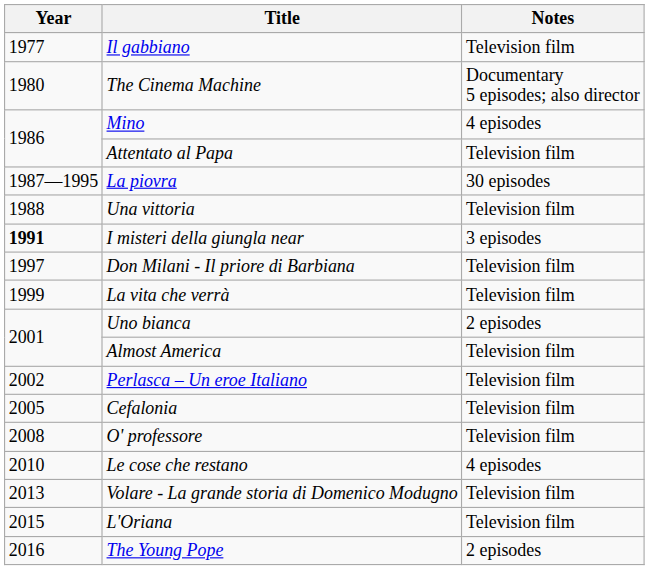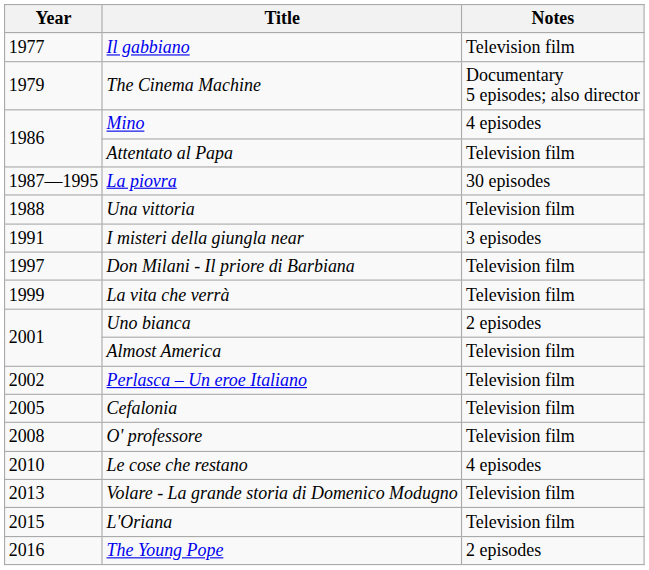(27, 85) 1980 -> (27, 85) 1979
(27, 237) bold -> (27, 237) normal
